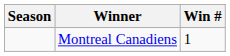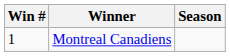columns swapped: (30, 16) <-> (203, 16)
